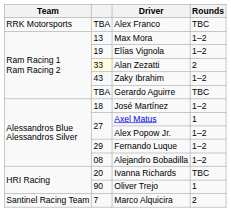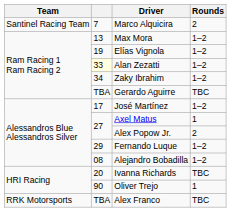rows swapped: (144, 200) <-> (137, 24)
(195, 65) 2 -> (199, 65) 1–2
(98, 78) 43 -> (98, 78) 34
(98, 105) 18 -> (98, 105) 17
(199, 132) 1–2 -> (195, 132) 2
